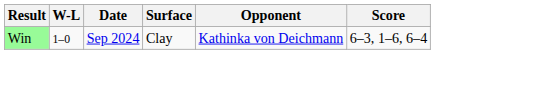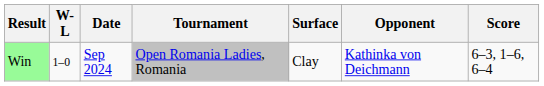+ column: (211, 23)
